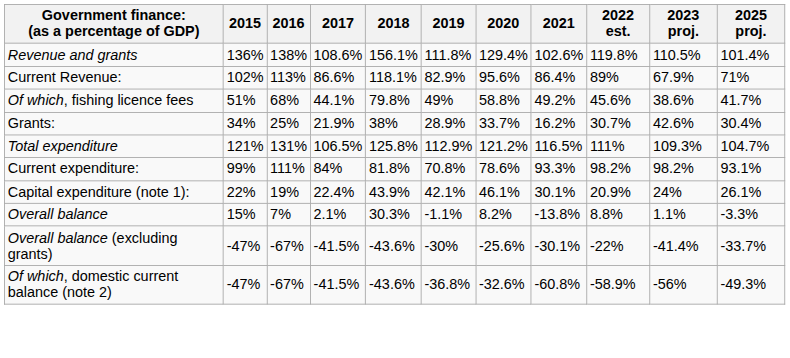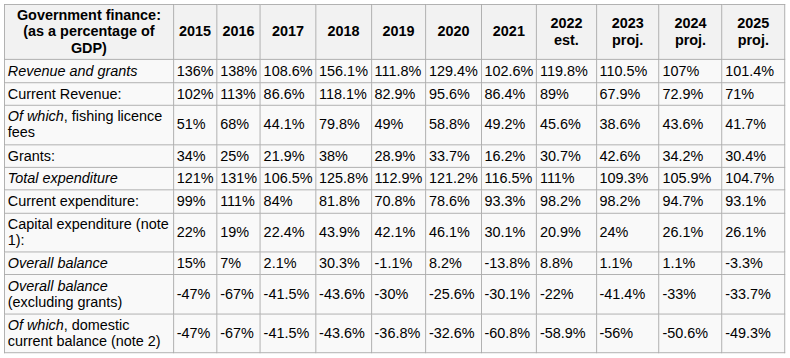+ column: (690, 32)
